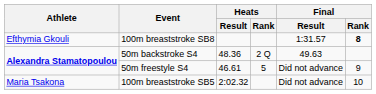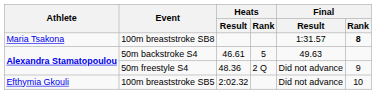(38, 40) Efthymia Gkouli -> (35, 40) Maria Tsakona
(230, 54) 48.36 -> (233, 54) 46.61
(263, 54) 2 Q -> (263, 54) 5
(230, 68) 46.61 -> (230, 68) 48.36
(263, 68) 5 -> (260, 68) 2 Q
(35, 82) Maria Tsakona -> (38, 82) Efthymia Gkouli
